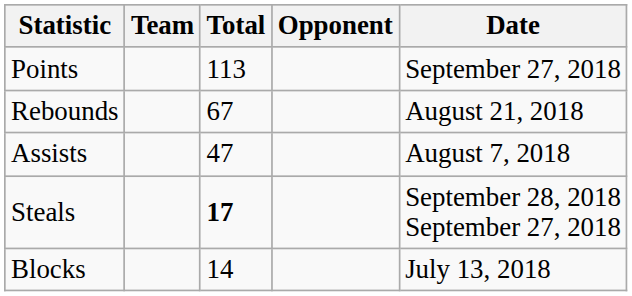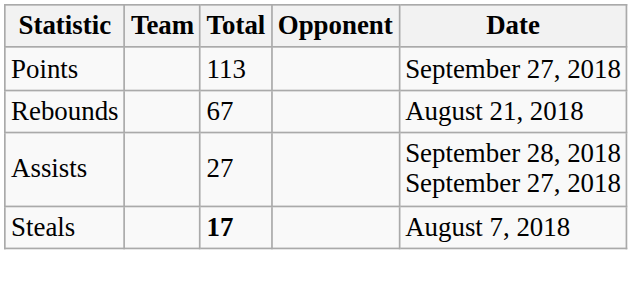(220, 153) 47 -> (220, 168) 27
(488, 153) August 7, 2018 -> (513, 168) September 28, 2018 September 27, 2018
(513, 211) September 28, 2018 September 27, 2018 -> (488, 226) August 7, 2018
- row: (48, 269)
